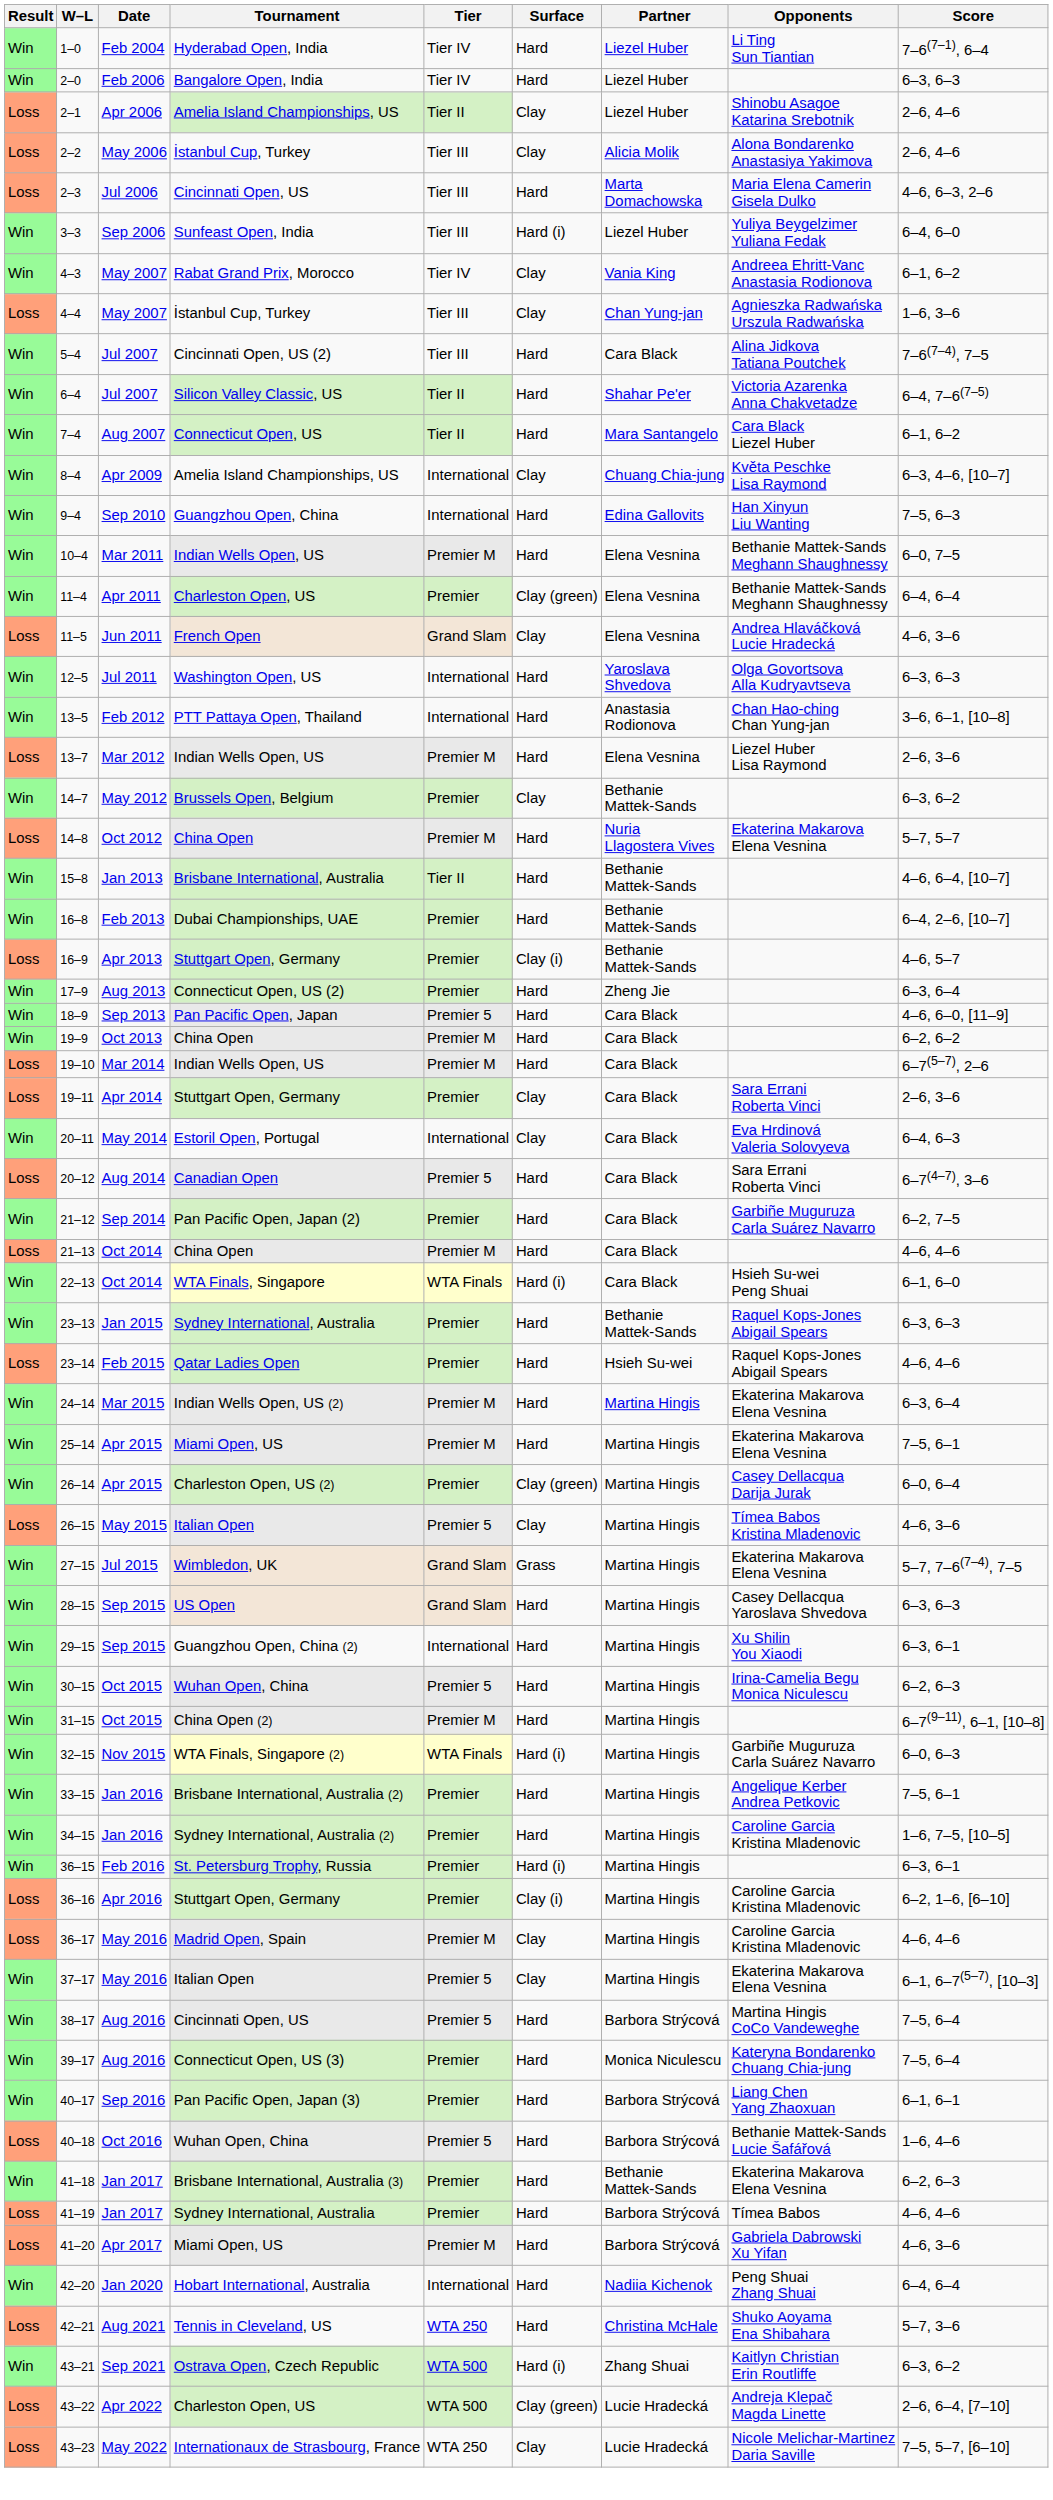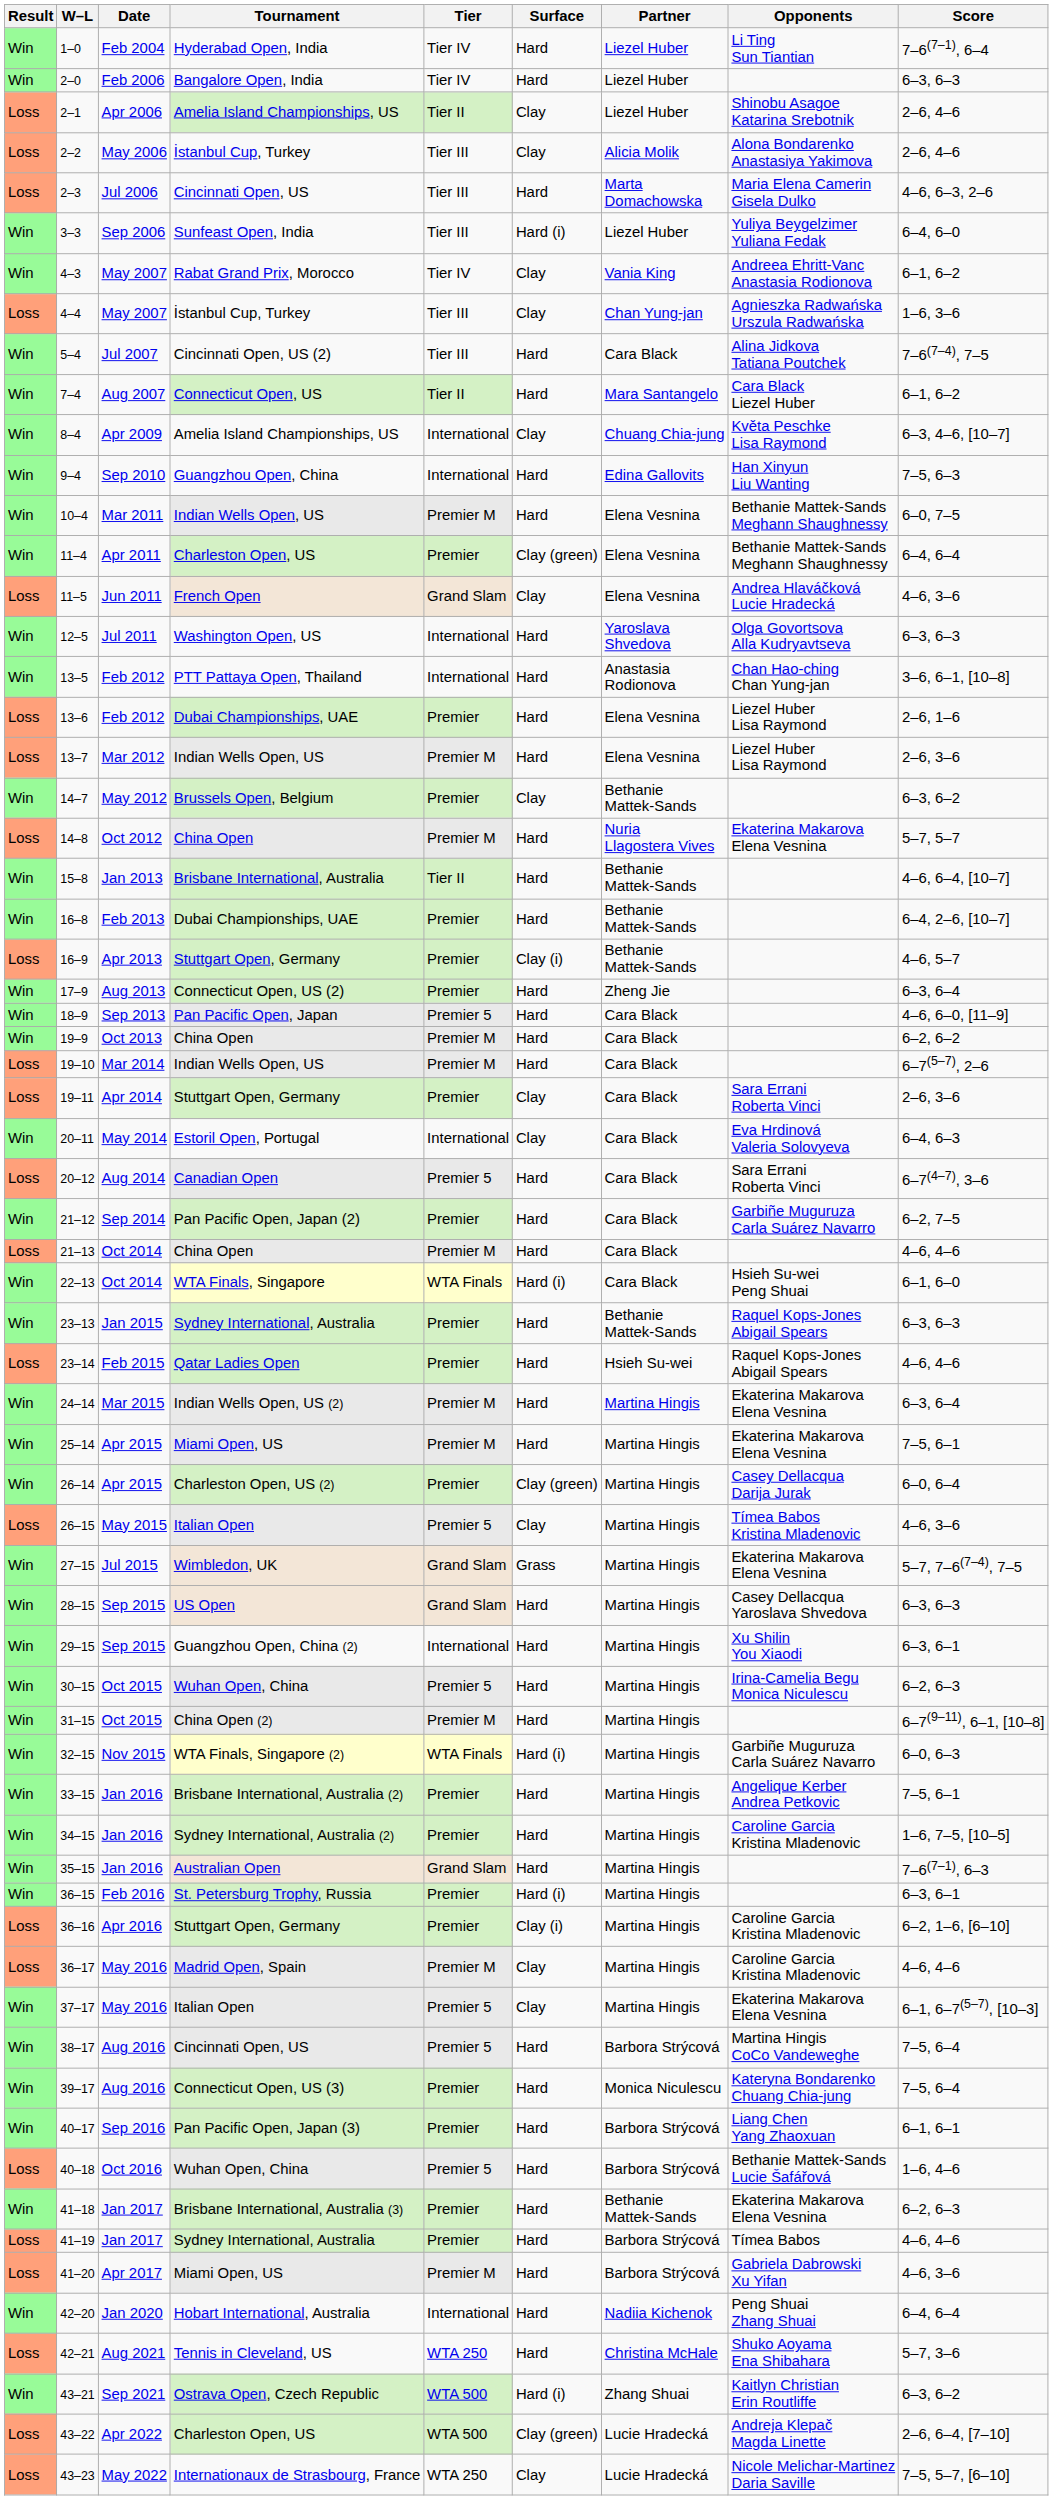- row: (71, 395)
+ row: (74, 718)
+ row: (77, 1869)
